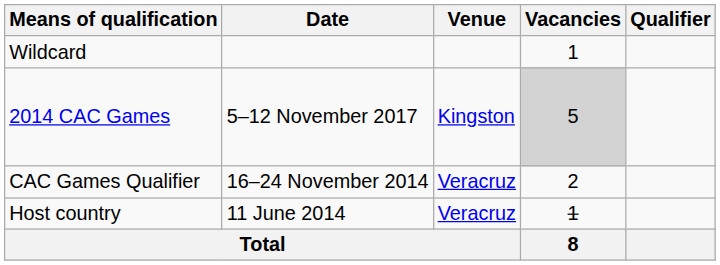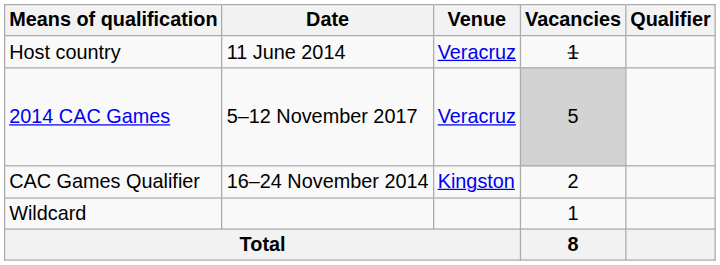rows swapped: (65, 213) <-> (48, 51)
(476, 116) Kingston -> (477, 116) Veracruz
(477, 181) Veracruz -> (476, 181) Kingston
